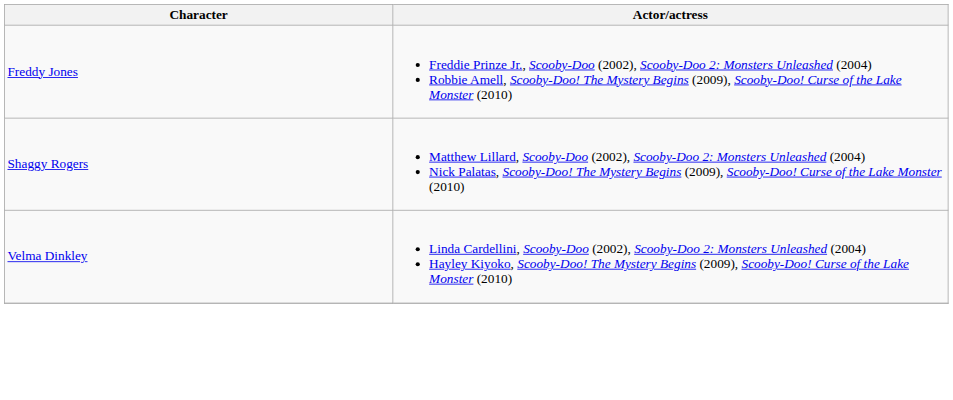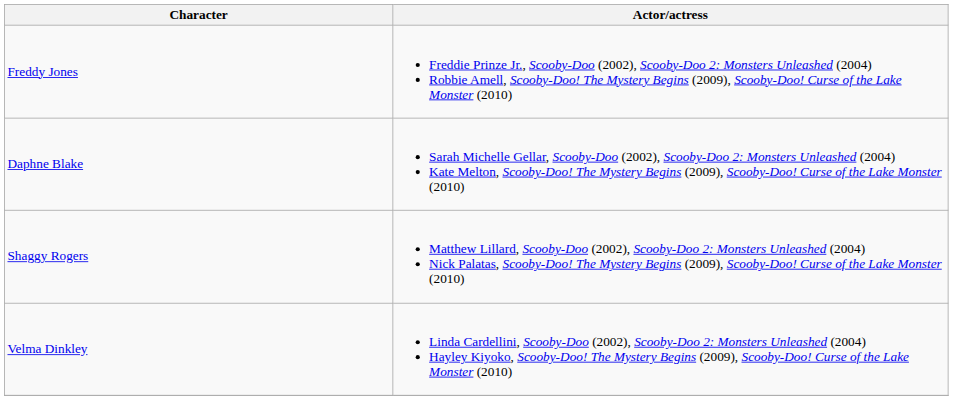+ row: (45, 164)
